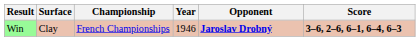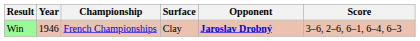columns swapped: (186, 12) <-> (55, 12)
(354, 28) bold -> (354, 28) normal
